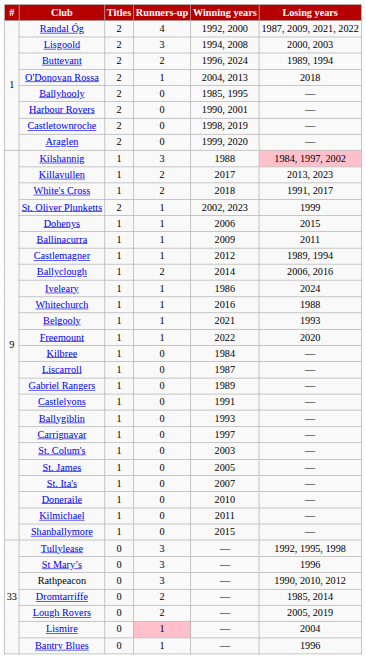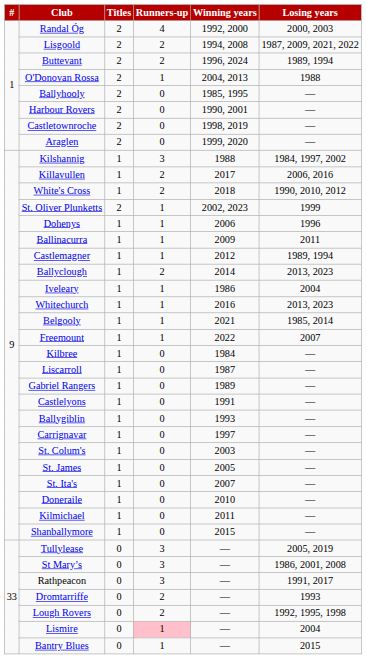(310, 28) 1987, 2009, 2021, 2022 -> (310, 28) 2000, 2003
(162, 45) 3 -> (162, 45) 2
(310, 45) 2000, 2003 -> (310, 45) 1987, 2009, 2021, 2022
(310, 77) 2018 -> (310, 77) 1988
(310, 158) pink background -> (310, 158) no background
(310, 175) 2013, 2023 -> (310, 175) 2006, 2016
(310, 191) 1991, 2017 -> (310, 191) 1990, 2010, 2012
(310, 223) 2015 -> (310, 223) 1996
(310, 272) 2006, 2016 -> (310, 272) 2013, 2023
(310, 288) 2024 -> (310, 288) 2004
(310, 304) 1988 -> (310, 304) 2013, 2023
(310, 321) 1993 -> (310, 321) 1985, 2014
(310, 337) 2020 -> (310, 337) 2007
(310, 548) 1992, 1995, 1998 -> (310, 548) 2005, 2019
(310, 564) 1996 -> (310, 564) 1986, 2001, 2008
(310, 581) 1990, 2010, 2012 -> (310, 581) 1991, 2017
(310, 597) 1985, 2014 -> (310, 597) 1993
(310, 613) 2005, 2019 -> (310, 613) 1992, 1995, 1998
(310, 645) 1996 -> (310, 645) 2015
